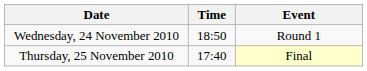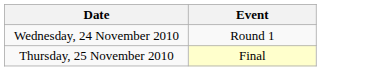- column: (212, 14)
